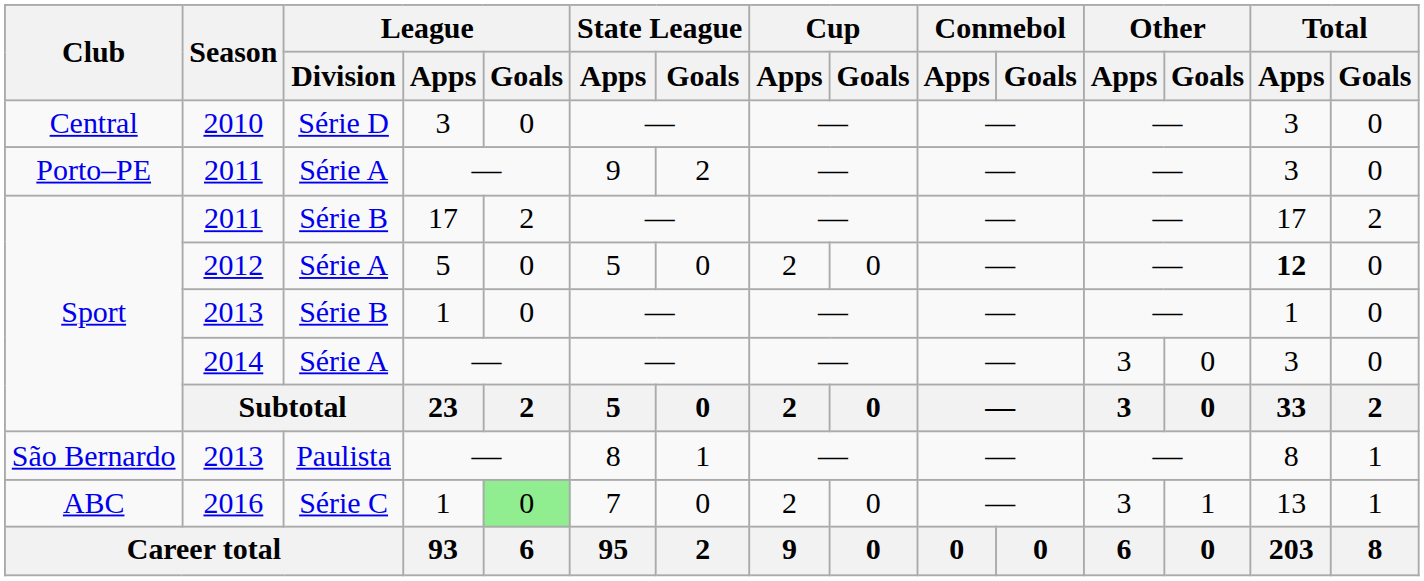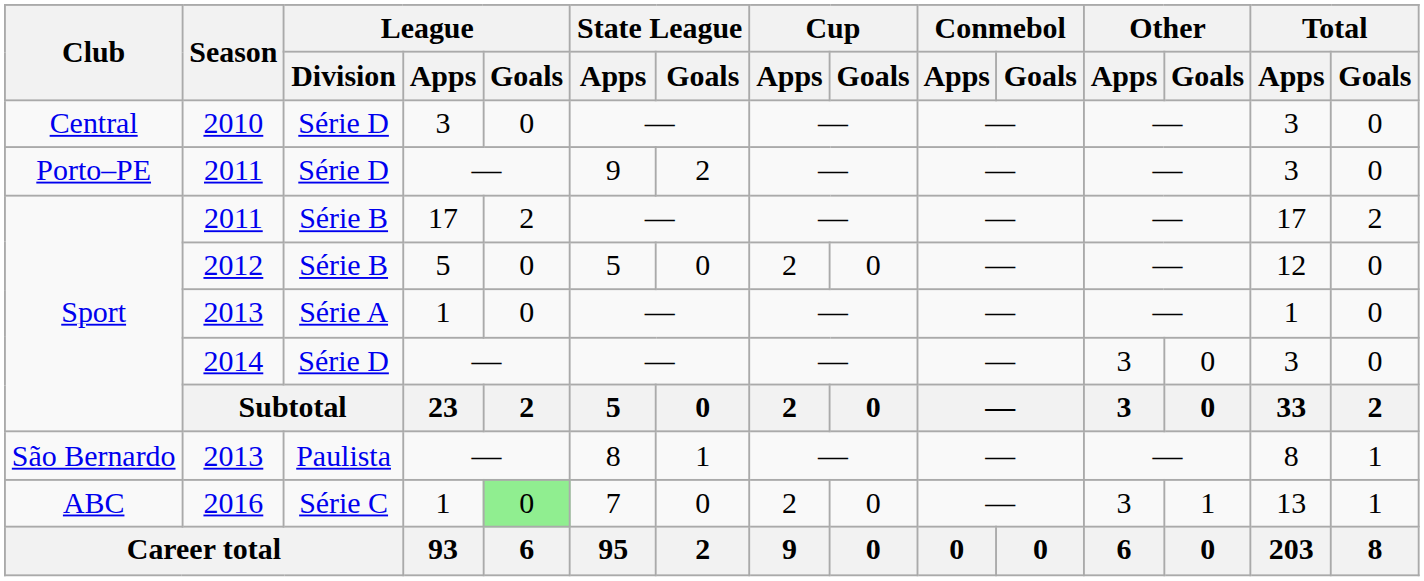(344, 170) Série A -> (344, 170) Série D
(344, 265) Série A -> (344, 265) Série B
(1291, 265) bold -> (1291, 265) normal
(344, 312) Série B -> (344, 312) Série A
(344, 360) Série A -> (344, 360) Série D
